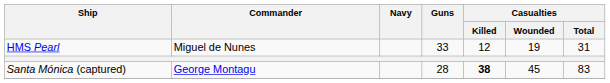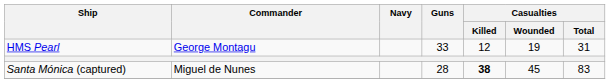(215, 47) Miguel de Nunes -> (215, 47) George Montagu
(215, 69) George Montagu -> (215, 69) Miguel de Nunes
